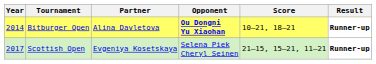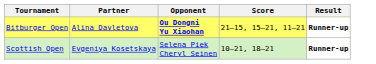- column: (15, 10)
(269, 27) 10–21, 18–21 -> (263, 27) 21–15, 15–21, 11–21
(284, 48) 21–15, 15–21, 11–21 -> (247, 48) 10–21, 18–21
